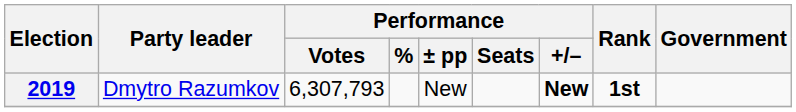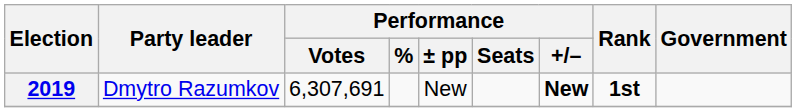(337, 89) 6,307,793 -> (337, 89) 6,307,691
